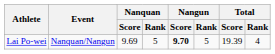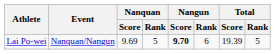(206, 42) 5 -> (206, 42) 6
(258, 42) 4 -> (258, 42) 5
